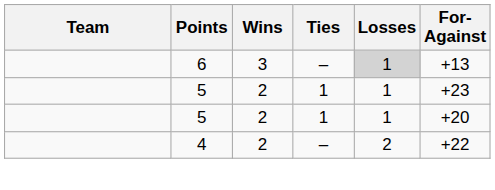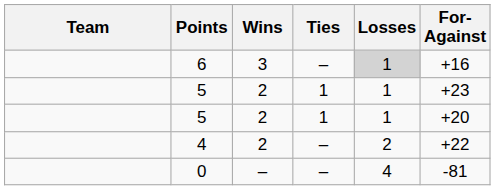(455, 63) +13 -> (455, 63) +16
+ row: (202, 171)
